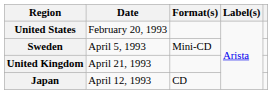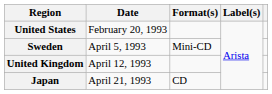(120, 64) April 21, 1993 -> (120, 64) April 12, 1993
(120, 81) April 12, 1993 -> (120, 81) April 21, 1993
